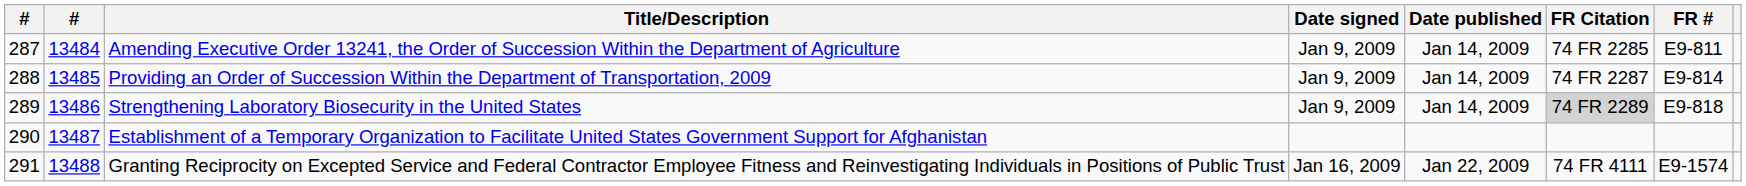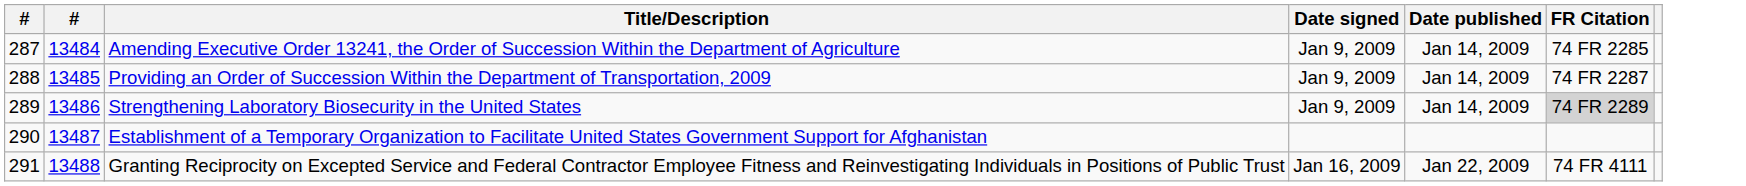- column: (1693, 19)
